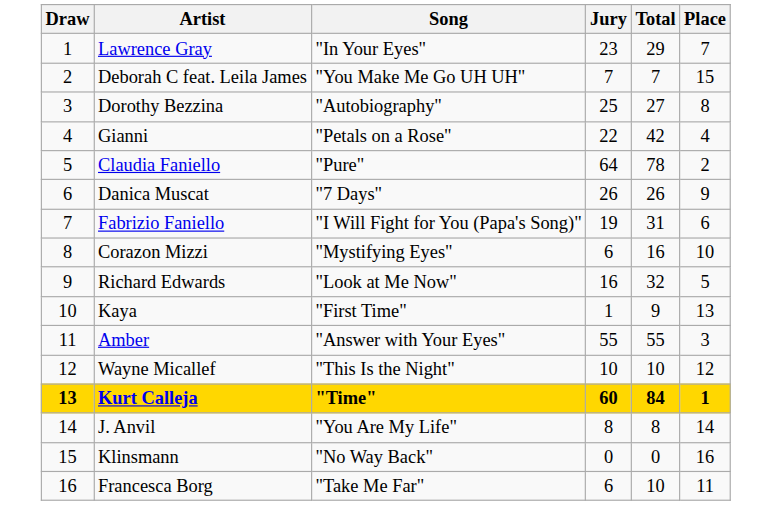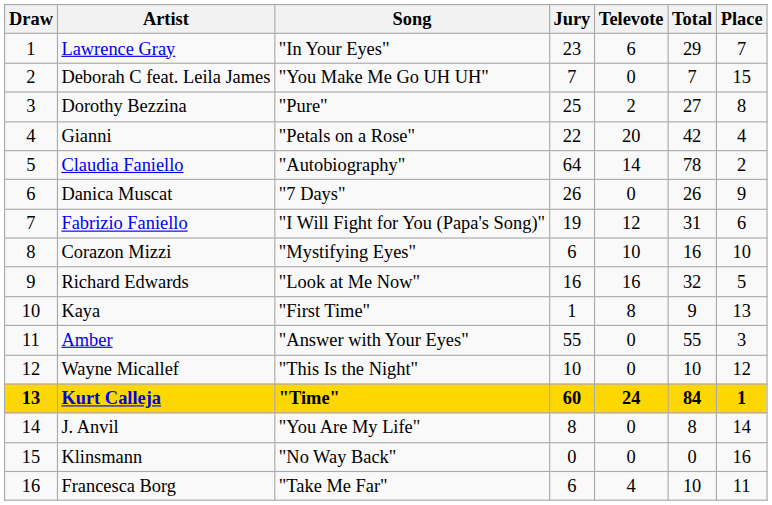+ column: (631, 19)
(379, 106) "Autobiography" -> (303, 106) "Pure"
(340, 164) "Pure" -> (342, 164) "Autobiography"
